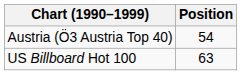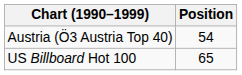(206, 59) 63 -> (206, 59) 65
